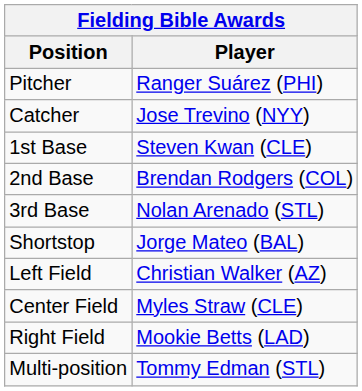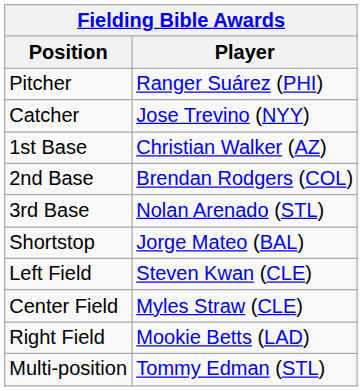(224, 147) Steven Kwan (CLE) -> (231, 147) Christian Walker (AZ)
(231, 274) Christian Walker (AZ) -> (224, 274) Steven Kwan (CLE)
